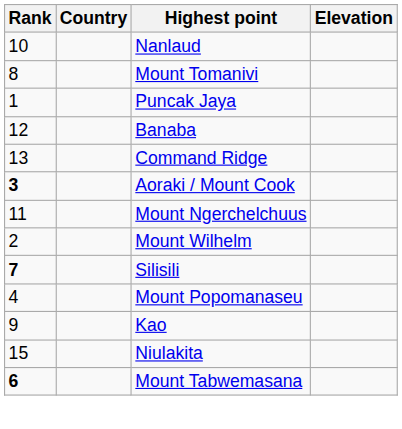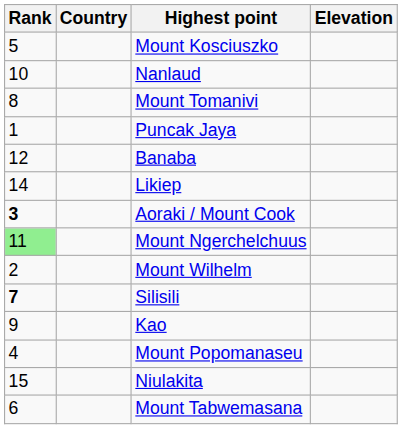+ row: (207, 46)
+ row: (158, 185)
- row: (201, 158)
(18, 213) no background -> (18, 241) lightgreen background
rows swapped: (219, 297) <-> (151, 325)
(14, 381) bold -> (14, 409) normal
